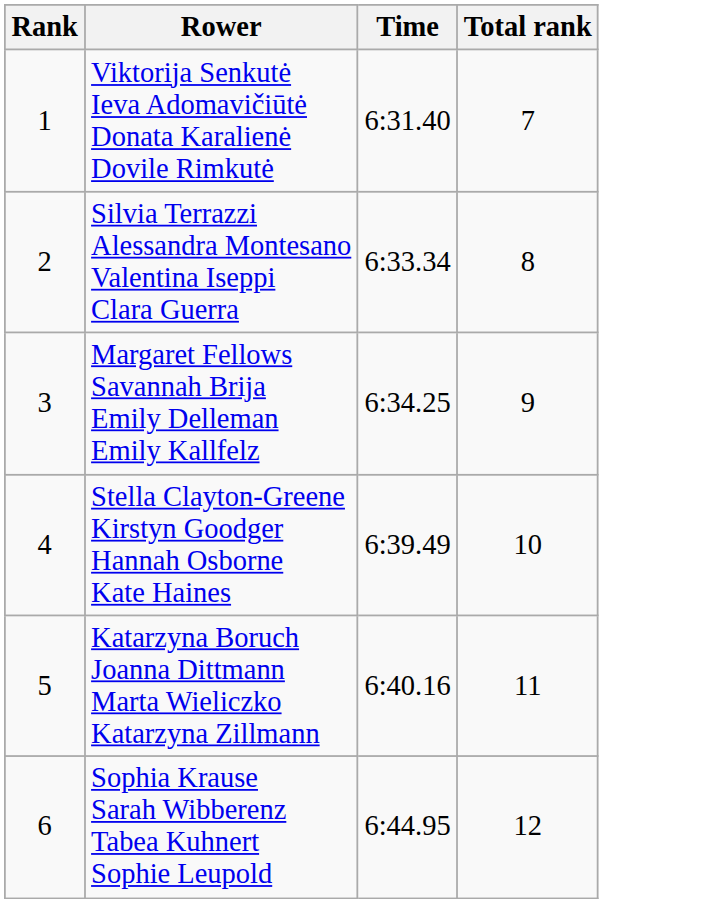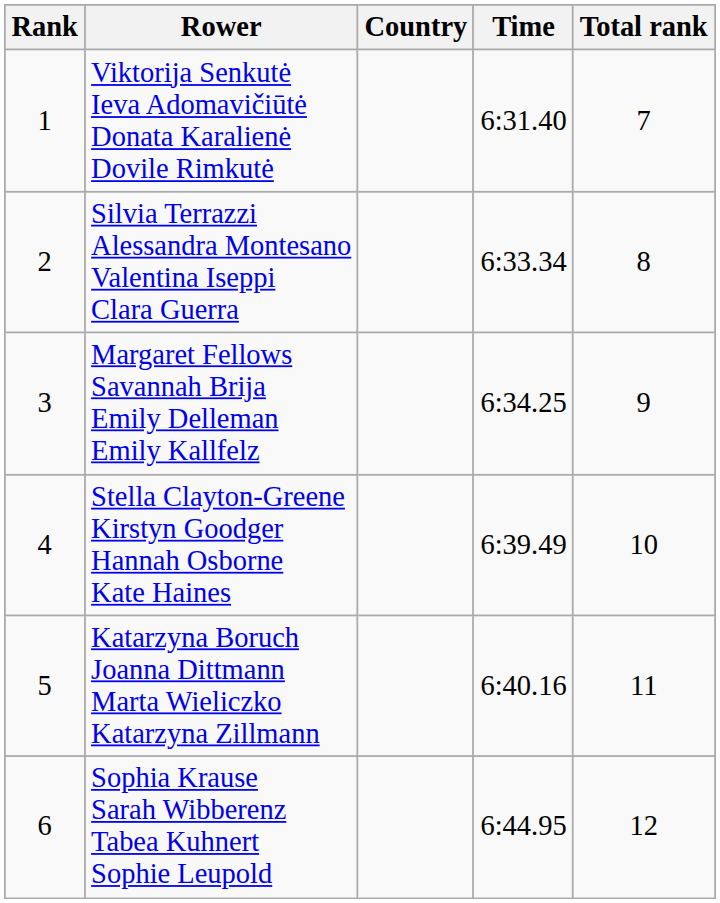+ column: (416, 27)
